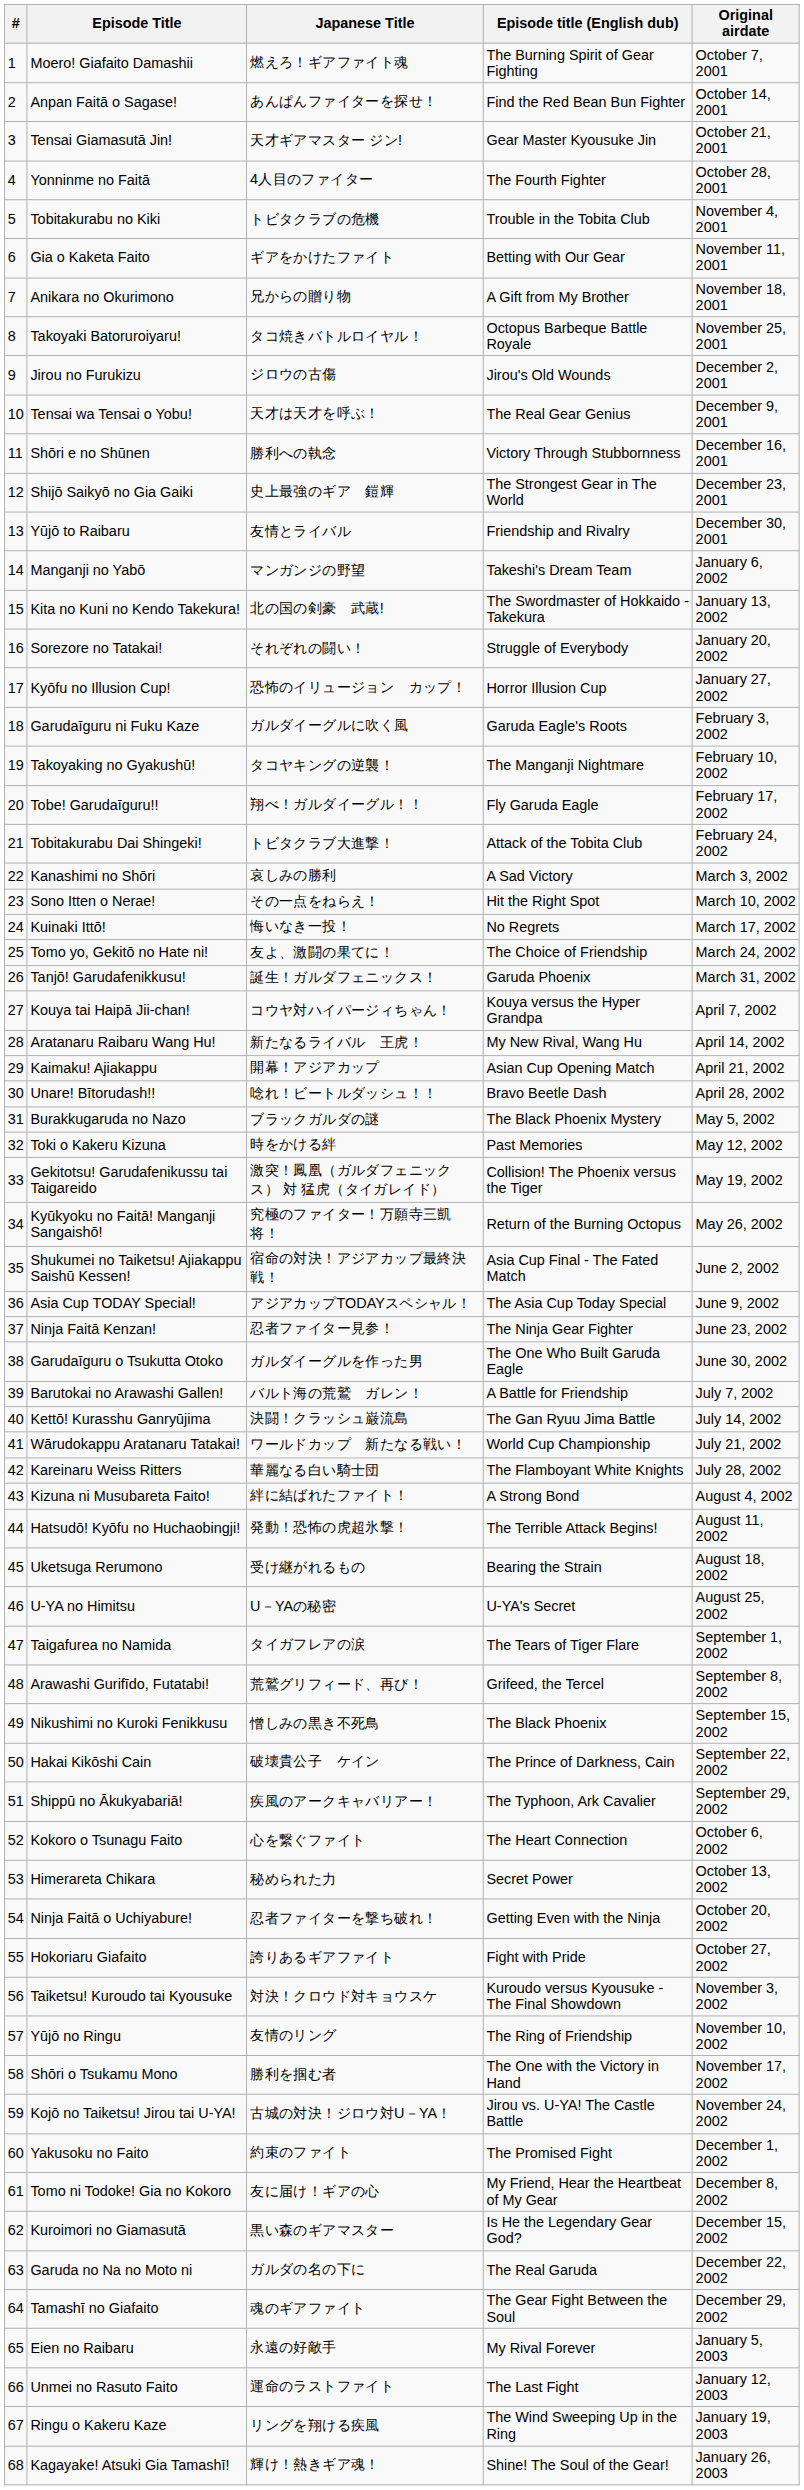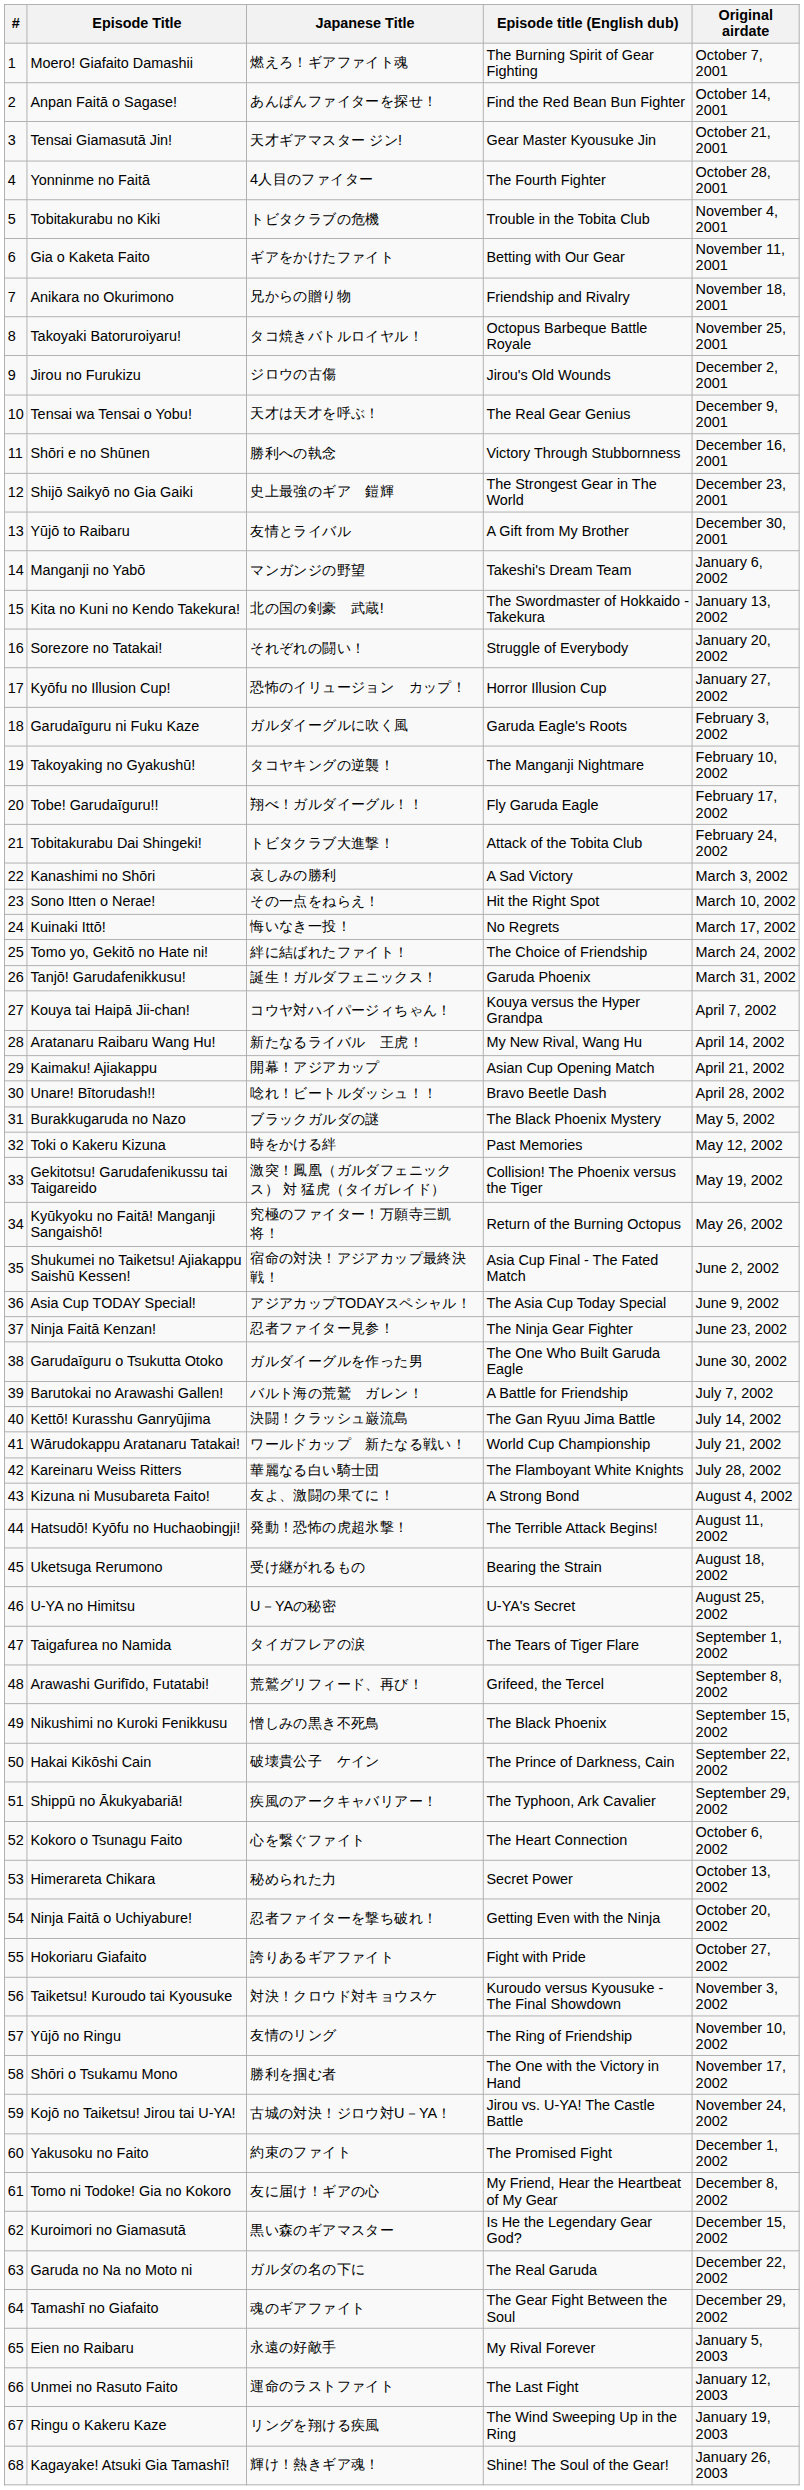(558, 297) A Gift from My Brother -> (558, 297) Friendship and Rivalry
(558, 531) Friendship and Rivalry -> (558, 531) A Gift from My Brother
(322, 952) 友よ、激闘の果てに！ -> (329, 952) 絆に結ばれたファイト！
(329, 1495) 絆に結ばれたファイト！ -> (322, 1495) 友よ、激闘の果てに！
